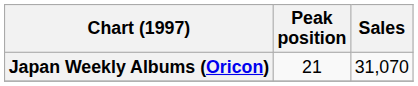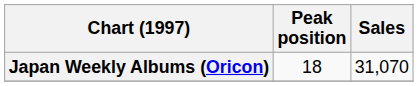(312, 66) 21 -> (312, 66) 18
